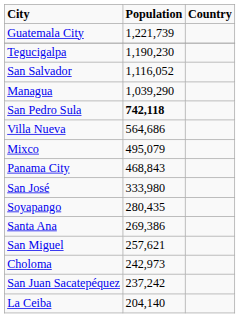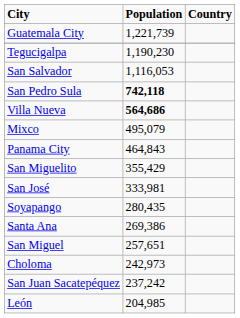(150, 71) 1,116,052 -> (150, 71) 1,116,053
- row: (30, 91)
(145, 129) normal -> (145, 110) bold
(145, 168) 468,843 -> (145, 149) 464,843
+ row: (42, 168)
(145, 187) 333,980 -> (145, 187) 333,981
(145, 245) 257,621 -> (145, 245) 257,651
+ row: (20, 303)
- row: (29, 303)
